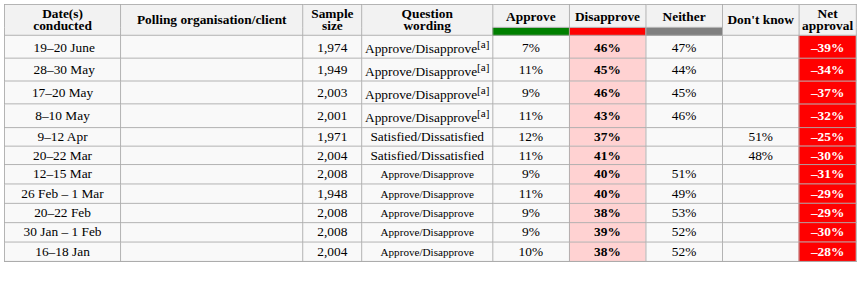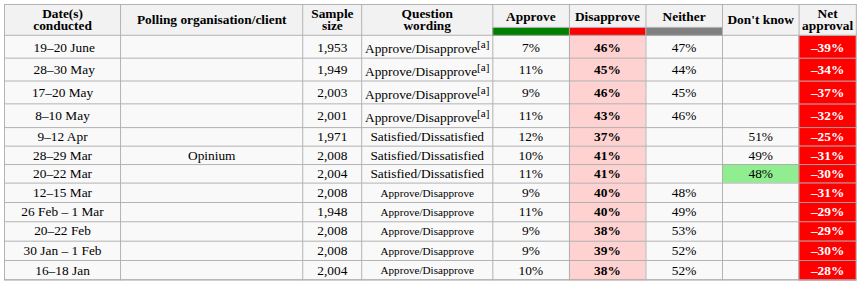(332, 47) 1,974 -> (332, 47) 1,953
+ row: (63, 155)
(761, 155) no background -> (761, 173) lightgreen background
(684, 174) 51% -> (684, 192) 48%
